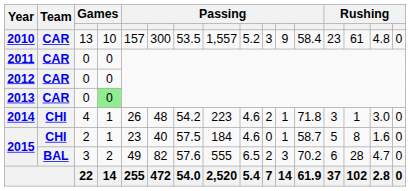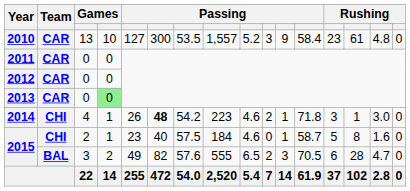(134, 39) 157 -> (134, 39) 127
(161, 117) normal -> (161, 117) bold
(309, 156) 70.2 -> (309, 156) 70.5
